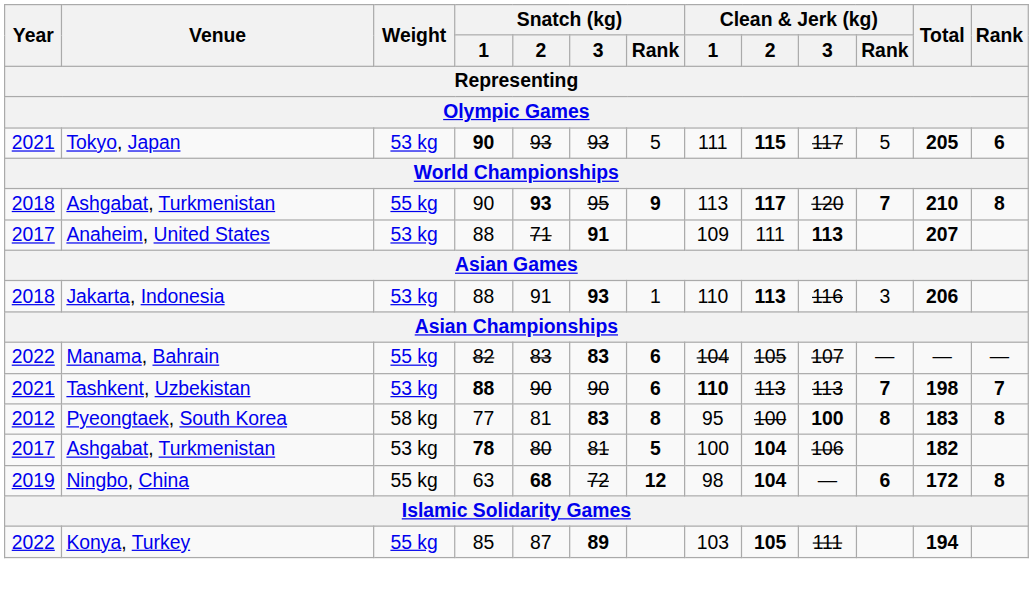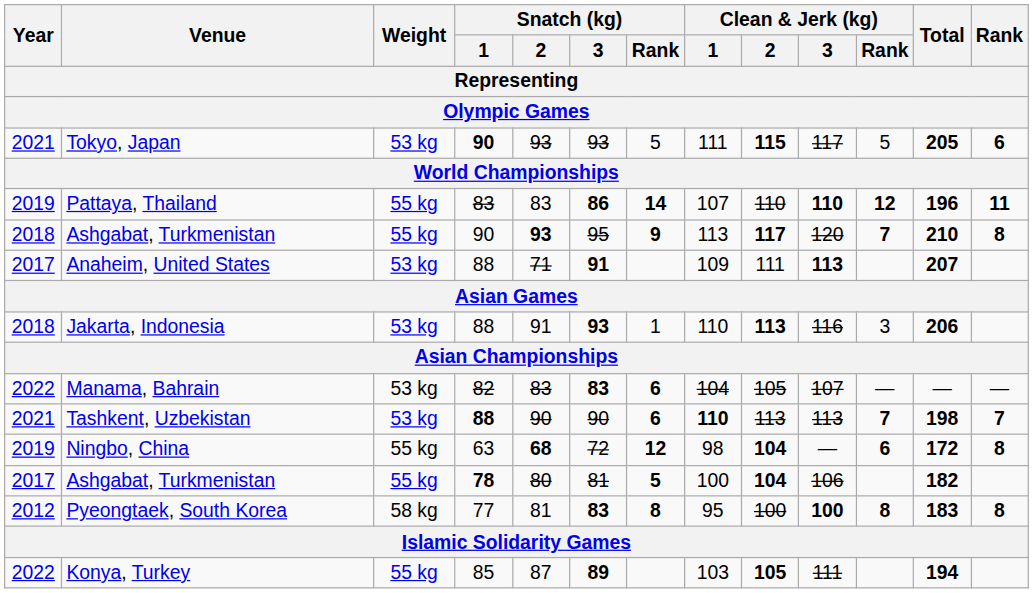+ row: (142, 204)
(414, 357) 55 kg -> (414, 388) 53 kg
rows swapped: (128, 480) <-> (177, 419)
(414, 449) 53 kg -> (414, 480) 55 kg
